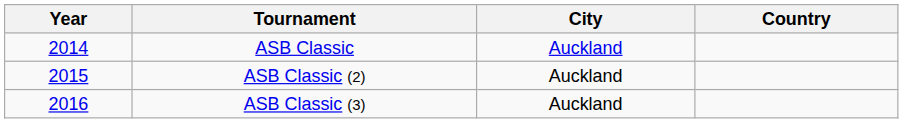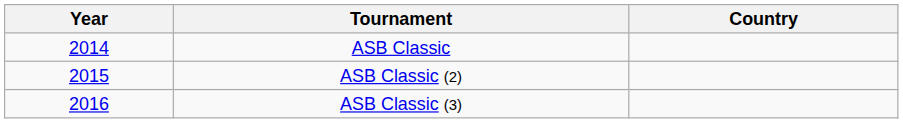- column: (586, 19)
